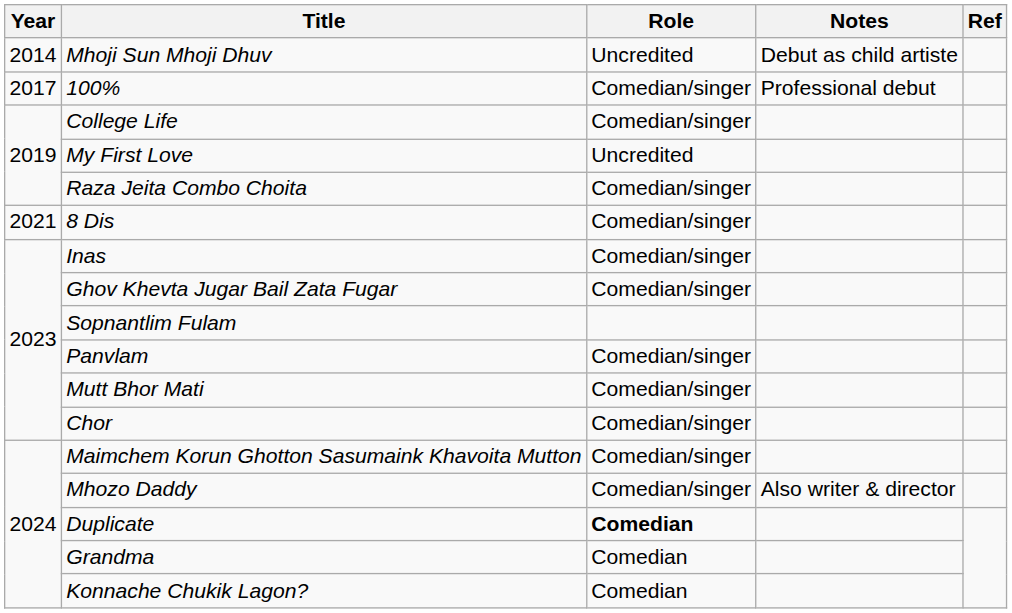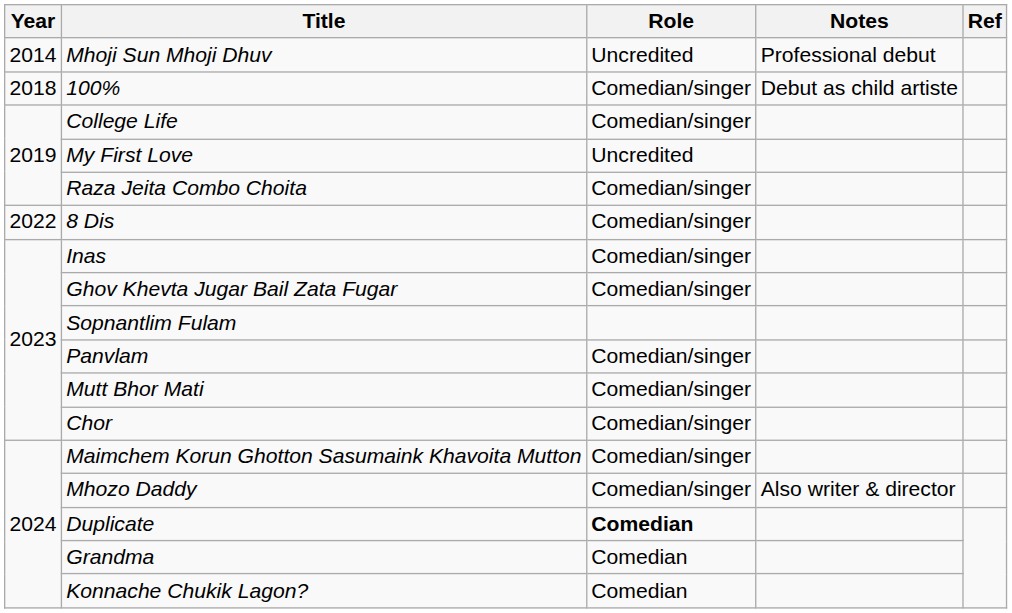(859, 54) Debut as child artiste -> (848, 54) Professional debut
(33, 88) 2017 -> (33, 88) 2018
(848, 88) Professional debut -> (859, 88) Debut as child artiste
(33, 222) 2021 -> (33, 222) 2022
